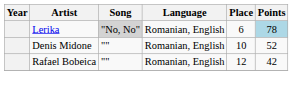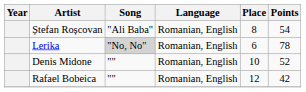+ row: (67, 29)
(272, 29) lightblue background -> (285, 45) no background
